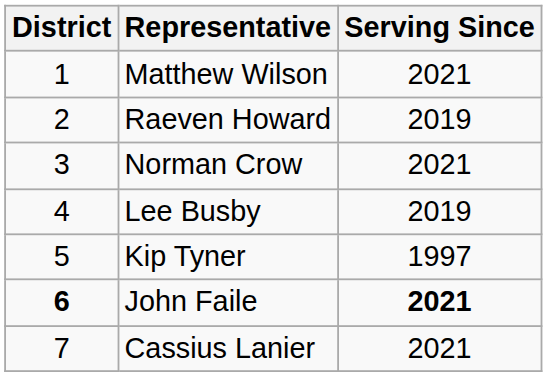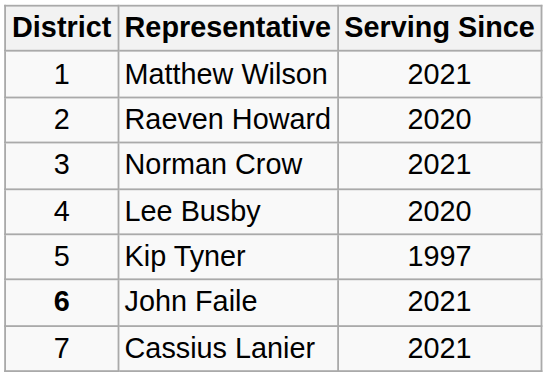(440, 119) 2019 -> (440, 119) 2020
(440, 210) 2019 -> (440, 210) 2020
(440, 302) bold -> (440, 302) normal
